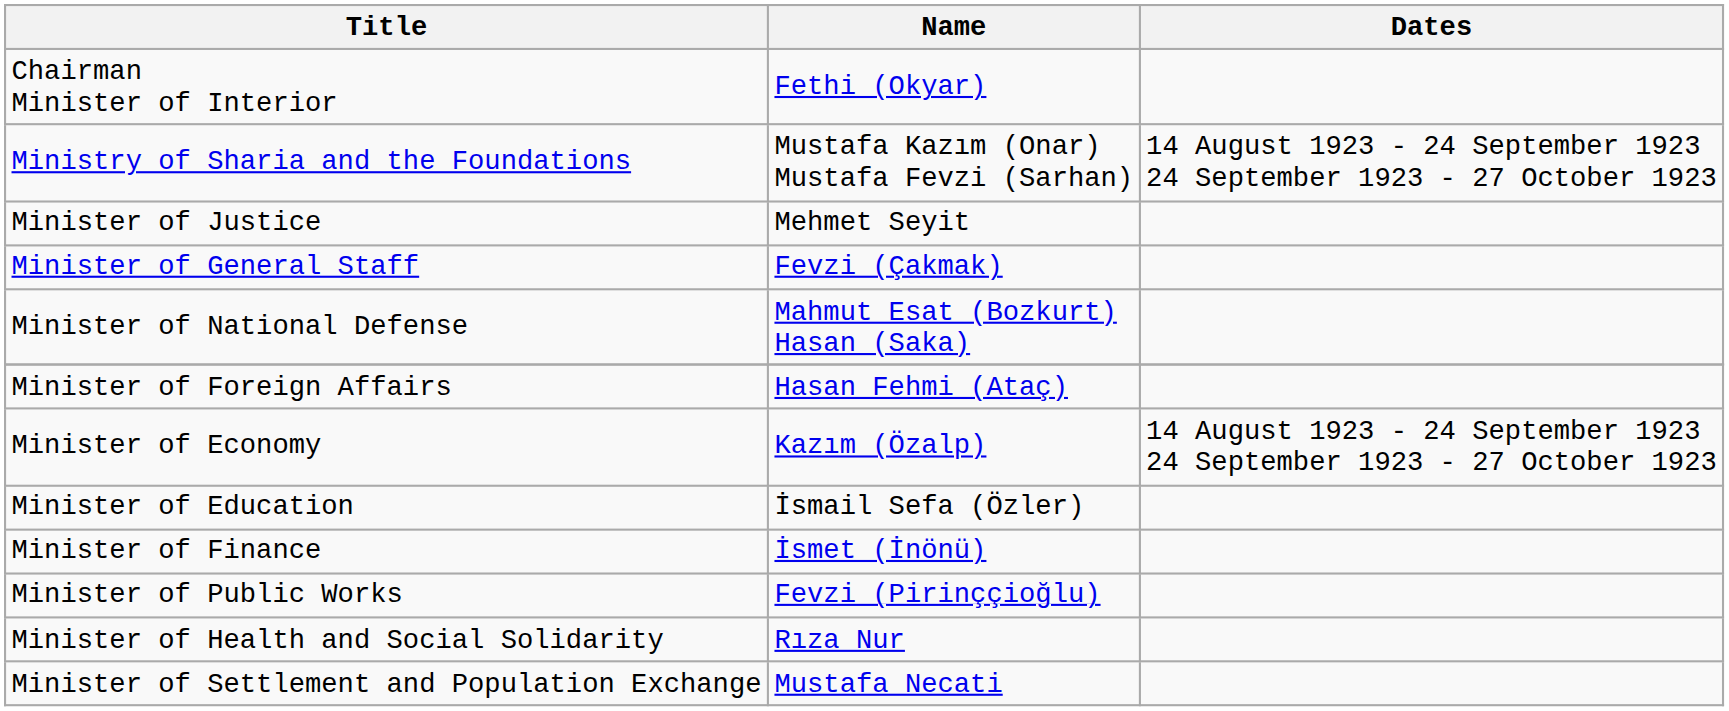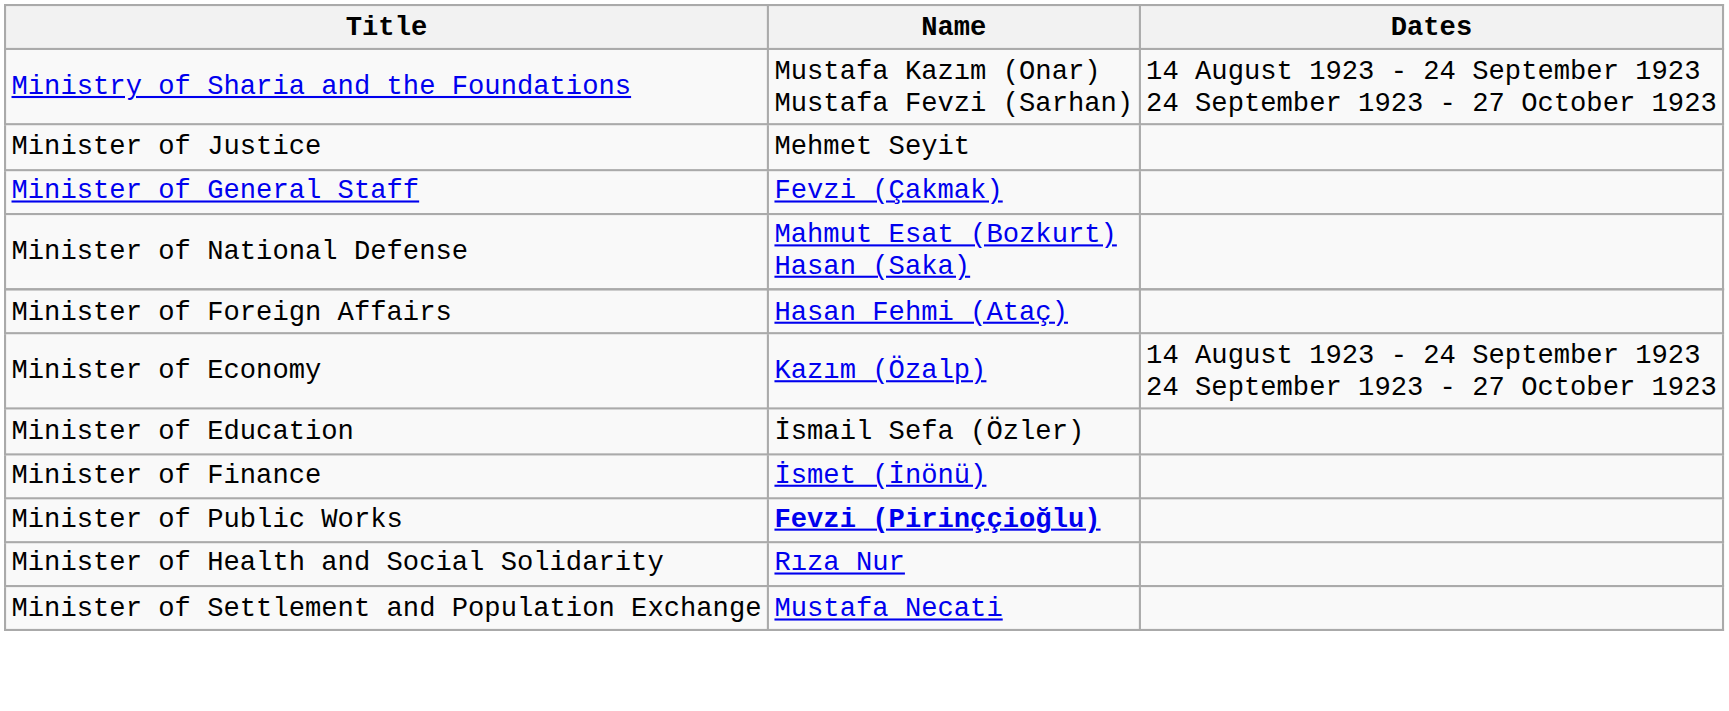- row: (175, 87)
(938, 595) normal -> (938, 520) bold
